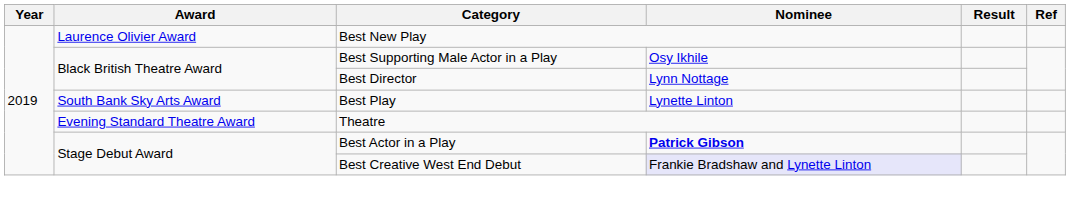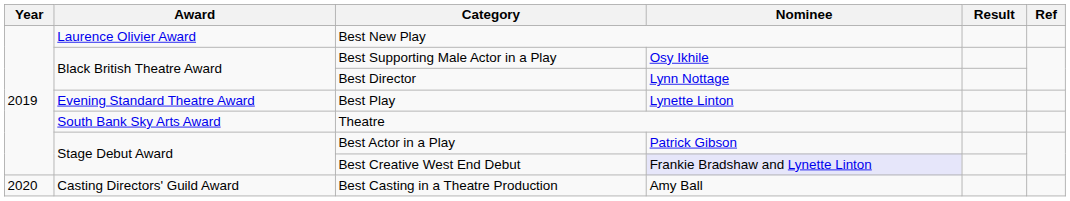(139, 100) South Bank Sky Arts Award -> (156, 100) Evening Standard Theatre Award
(156, 121) Evening Standard Theatre Award -> (139, 121) South Bank Sky Arts Award
(696, 143) bold -> (693, 143) normal
+ row: (448, 185)
